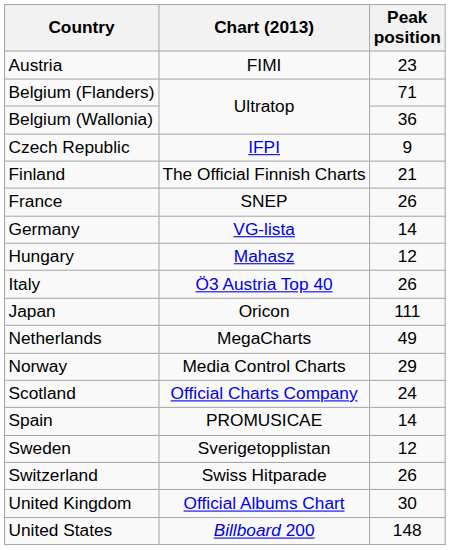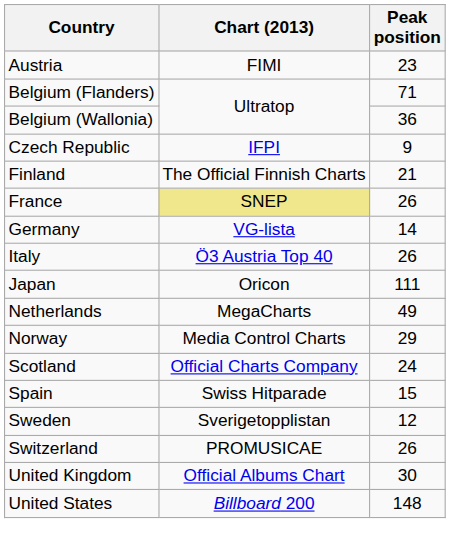(264, 202) no background -> (264, 202) khaki background
- row: (41, 256)
(264, 421) PROMUSICAE -> (264, 393) Swiss Hitparade
(407, 421) 14 -> (407, 393) 15
(264, 476) Swiss Hitparade -> (264, 448) PROMUSICAE
